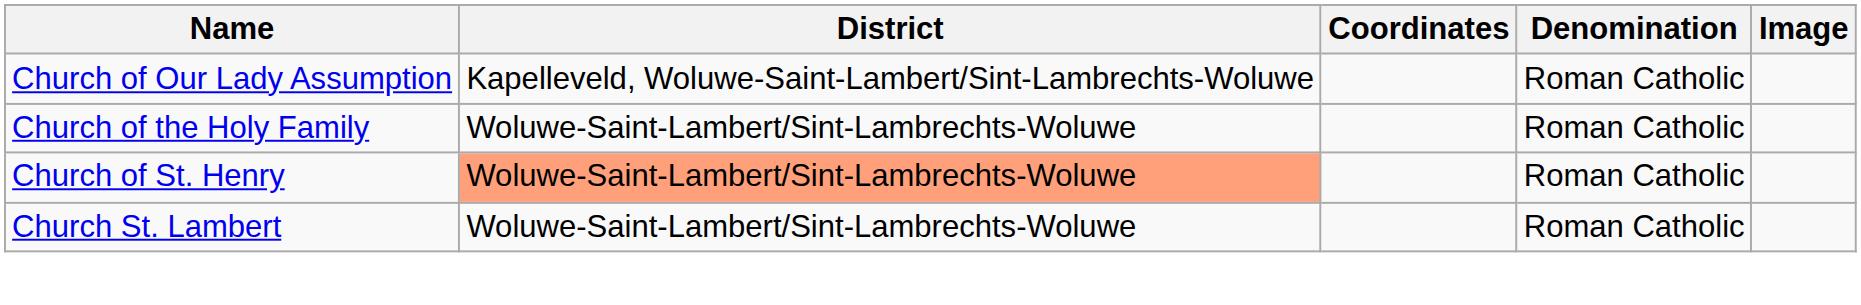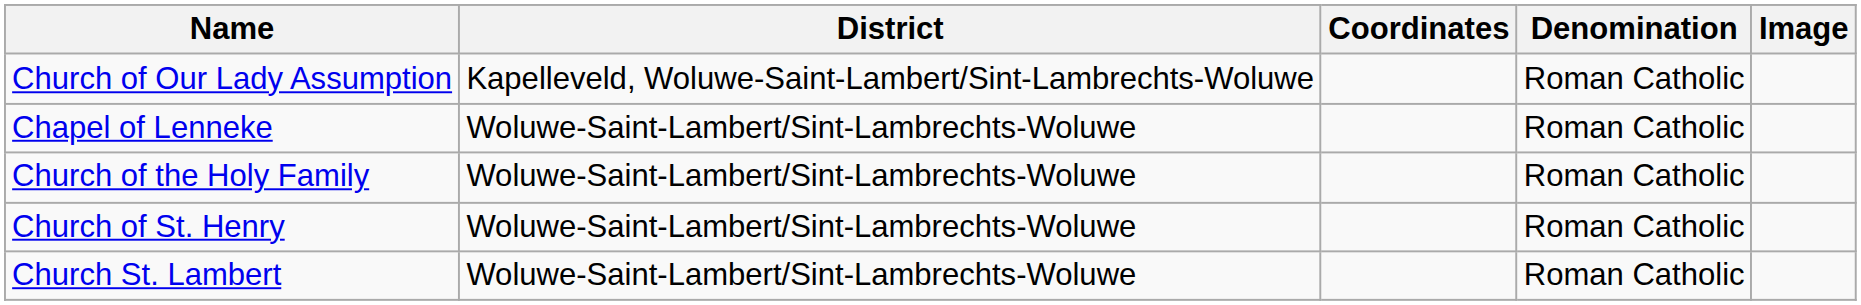+ row: (142, 127)
(801, 176) lightsalmon background -> (801, 226) no background
